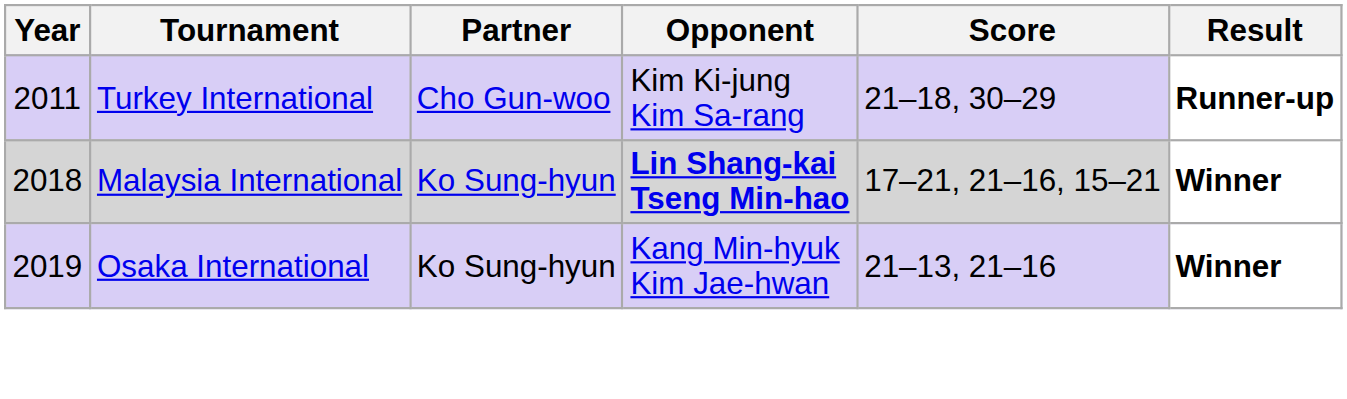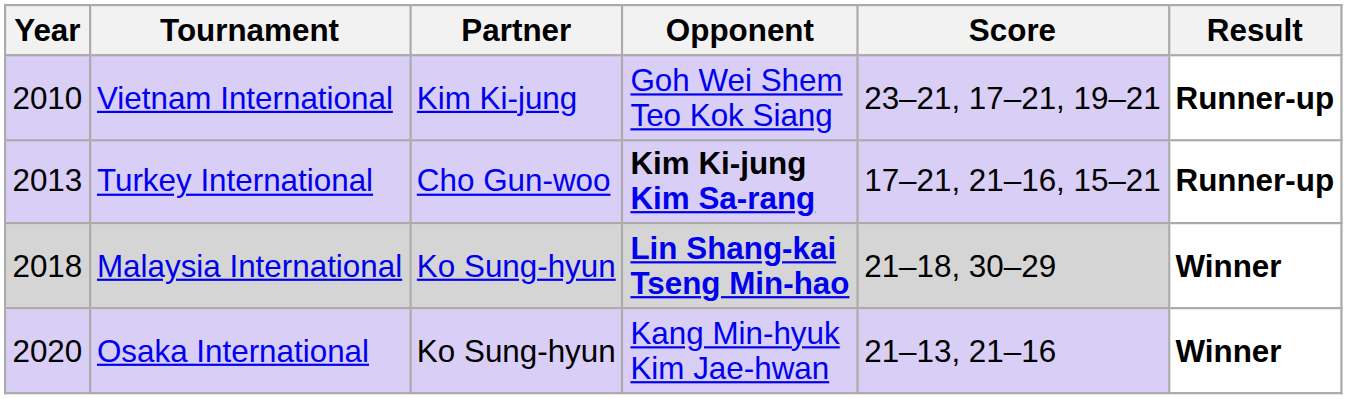+ row: (245, 97)
(47, 97) 2011 -> (47, 182) 2013
(718, 97) normal -> (723, 182) bold
(960, 97) 21–18, 30–29 -> (1012, 182) 17–21, 21–16, 15–21
(1012, 182) 17–21, 21–16, 15–21 -> (960, 266) 21–18, 30–29
(47, 266) 2019 -> (47, 351) 2020
